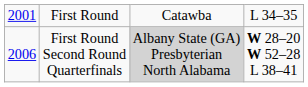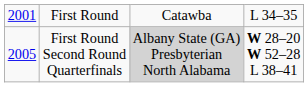(22, 54) 2006 -> (22, 54) 2005
